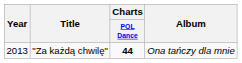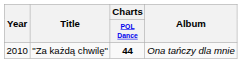(17, 50) 2013 -> (17, 50) 2010
